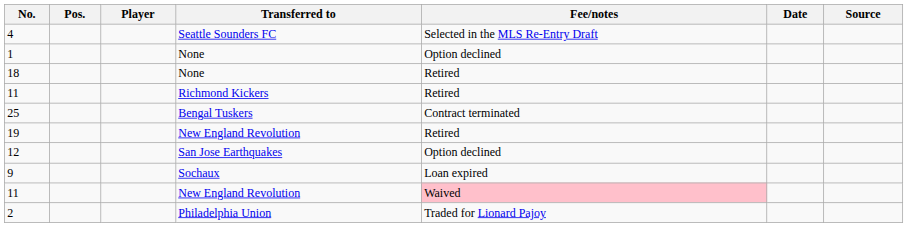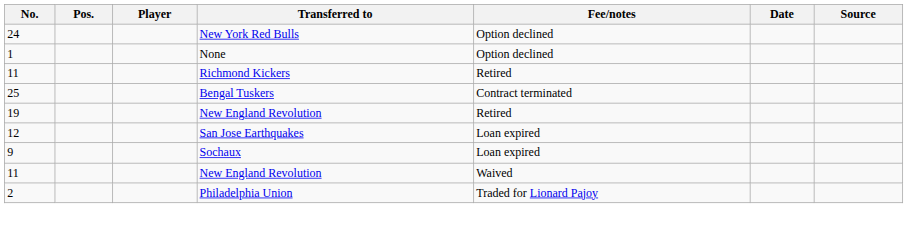+ row: (13, 34)
- row: (10, 34)
- row: (13, 73)
(463, 153) Option declined -> (508, 133) Loan expired
(442, 192) pink background -> (494, 172) no background
